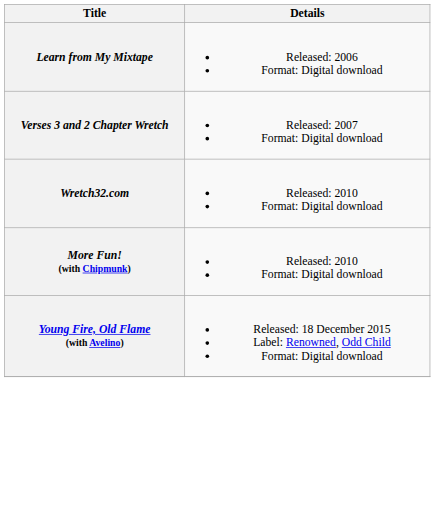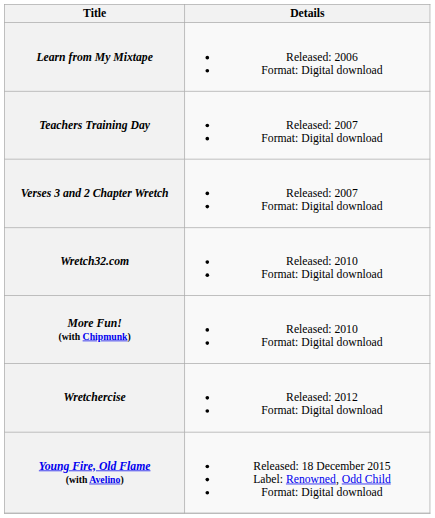+ row: (95, 125)
+ row: (95, 397)
